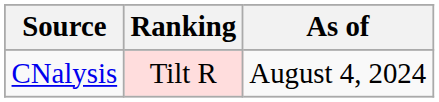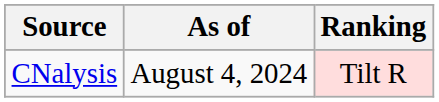columns swapped: (183, 27) <-> (338, 27)
